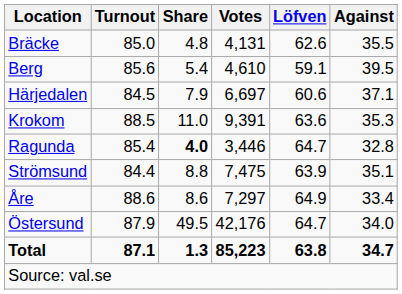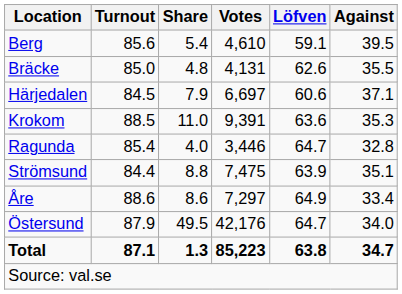rows swapped: (26, 69) <-> (34, 43)
(197, 146) bold -> (197, 146) normal
